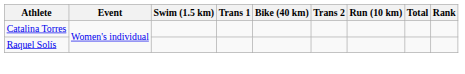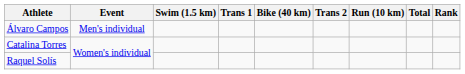+ row: (37, 29)
